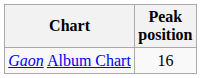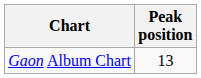(165, 60) 16 -> (165, 60) 13
